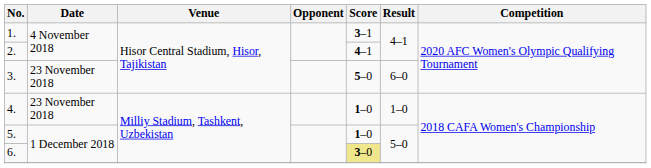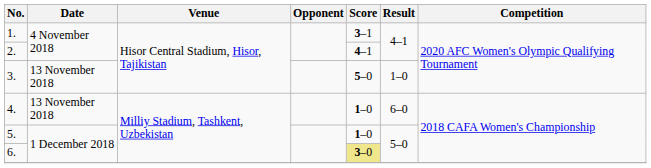(62, 76) 23 November 2018 -> (62, 76) 13 November 2018
(399, 76) 6–0 -> (399, 76) 1–0
(62, 108) 23 November 2018 -> (62, 108) 13 November 2018
(399, 108) 1–0 -> (399, 108) 6–0
